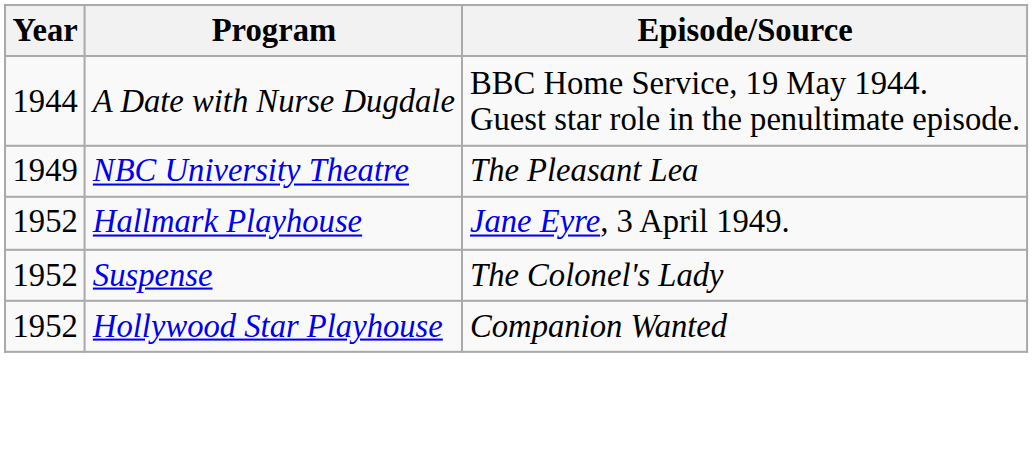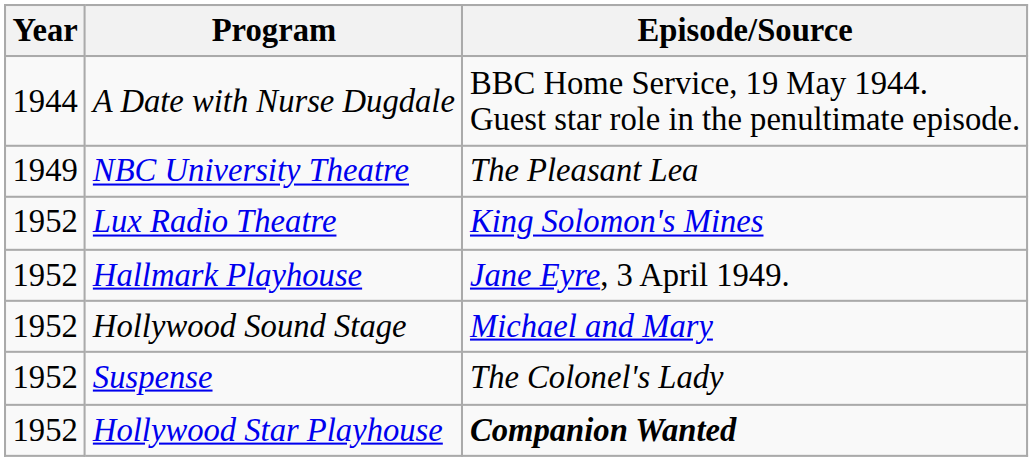+ row: (215, 222)
+ row: (250, 325)
(599, 325) normal -> (603, 429) bold
